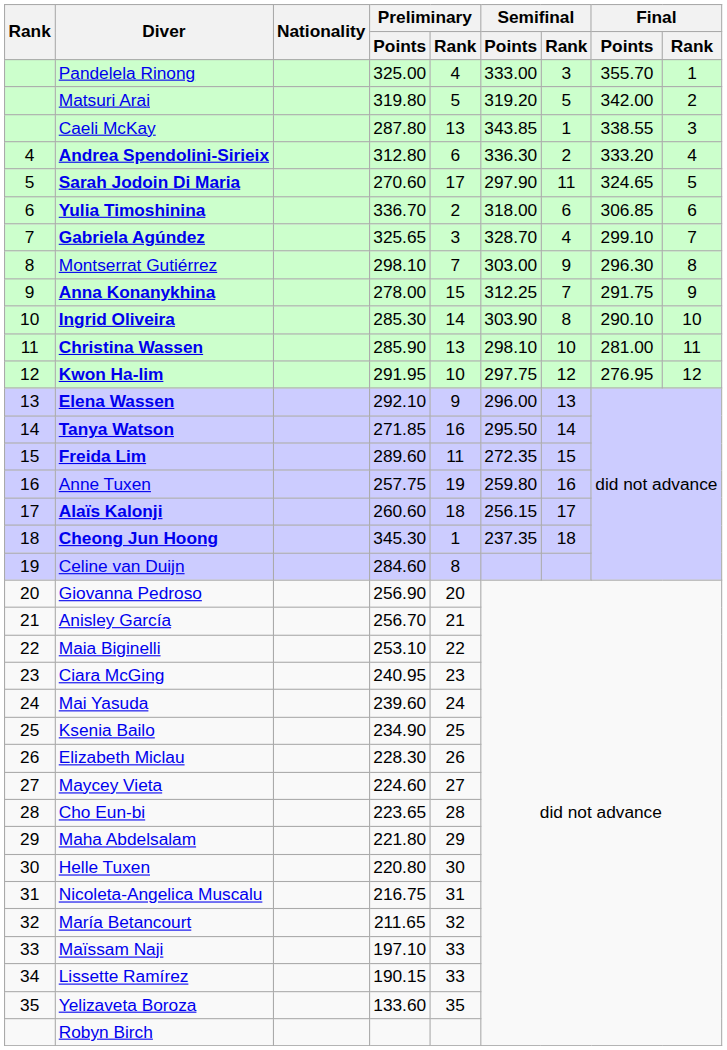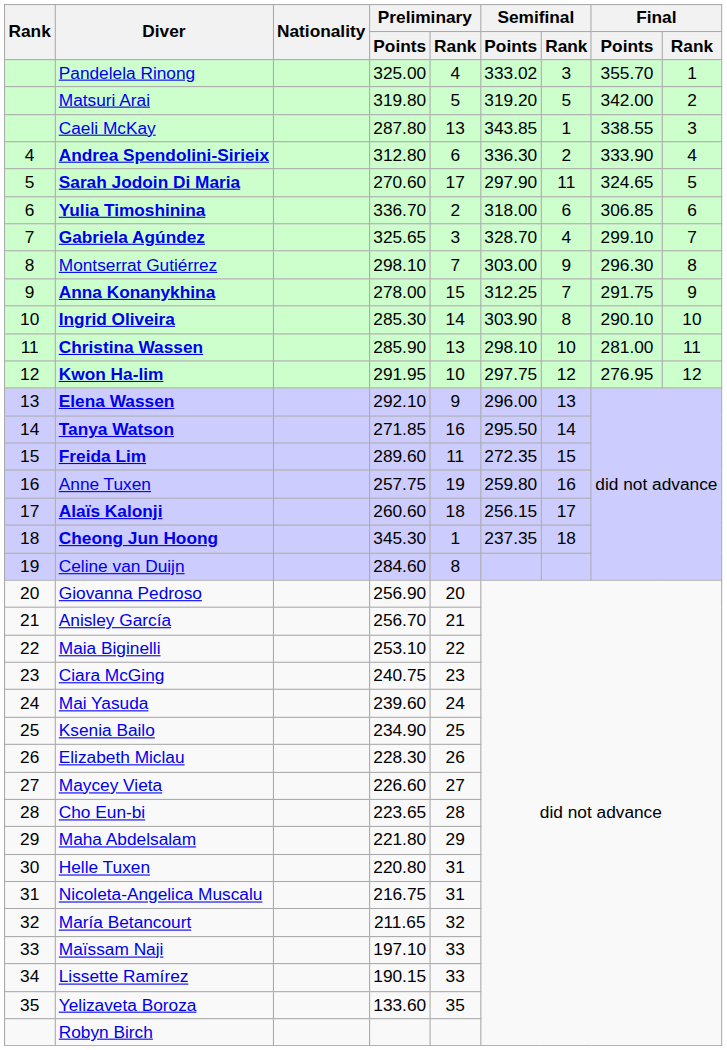(511, 73) 333.00 -> (511, 73) 333.02
(627, 155) 333.20 -> (627, 155) 333.90
(400, 675) 240.95 -> (400, 675) 240.75
(400, 785) 224.60 -> (400, 785) 226.60
(455, 867) 30 -> (455, 867) 31
